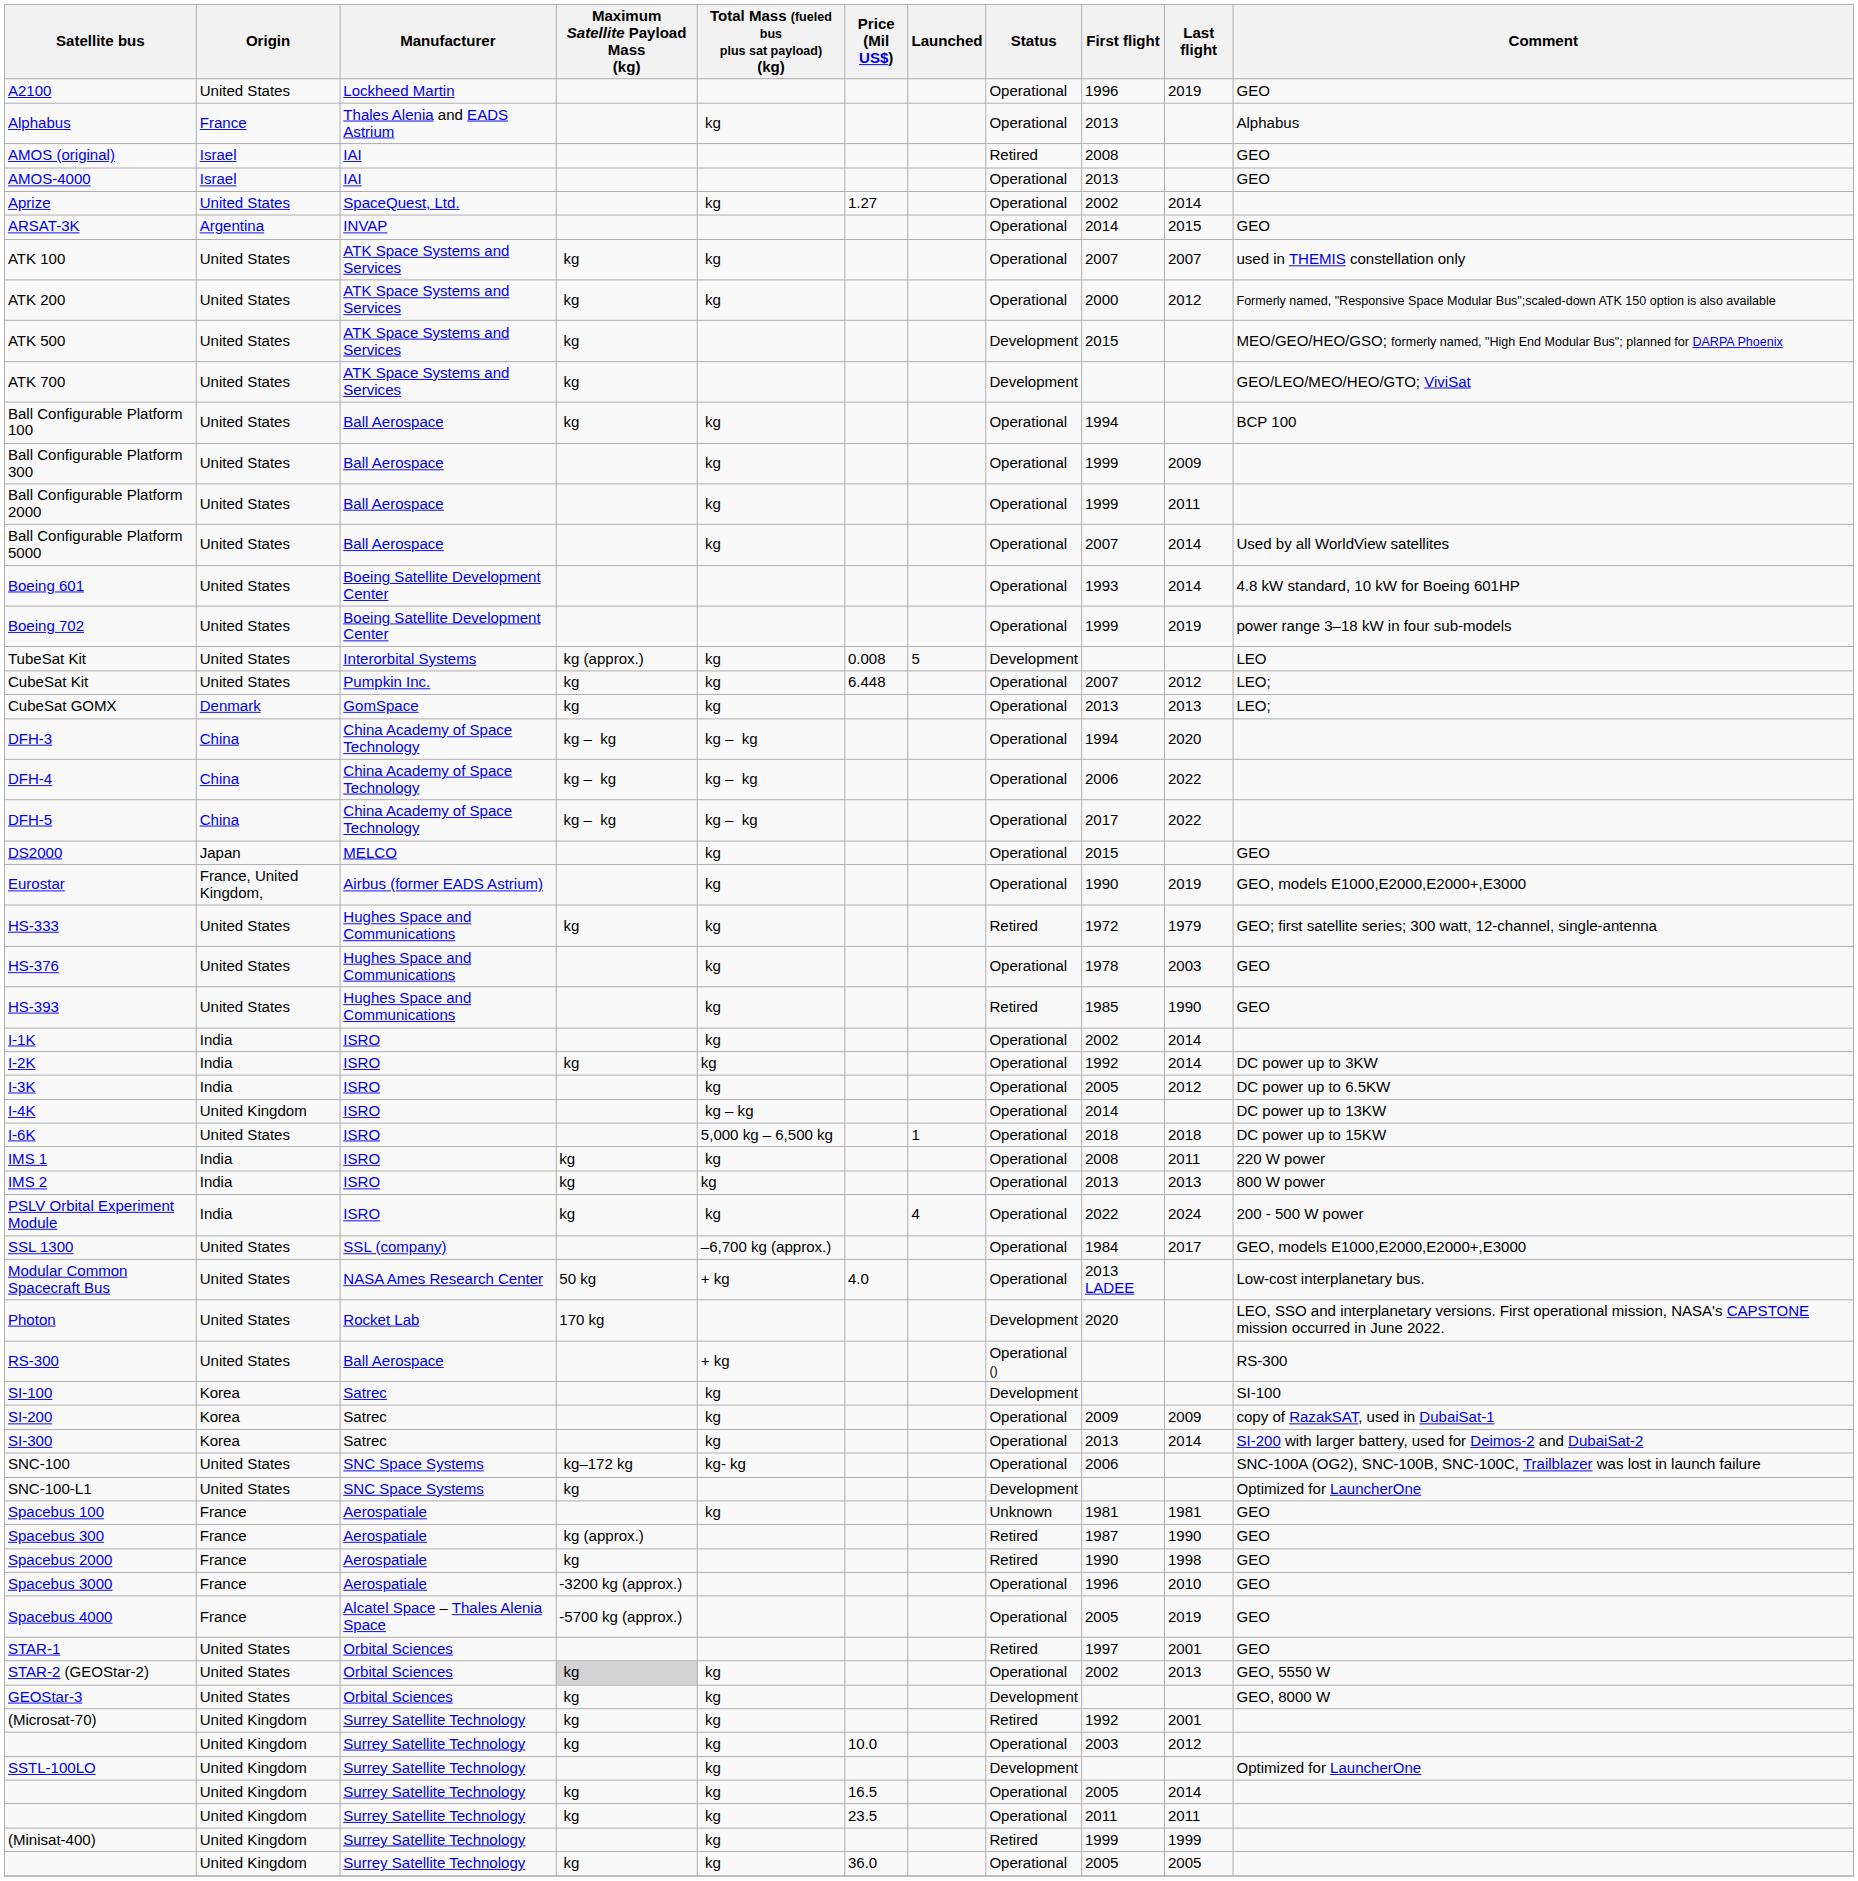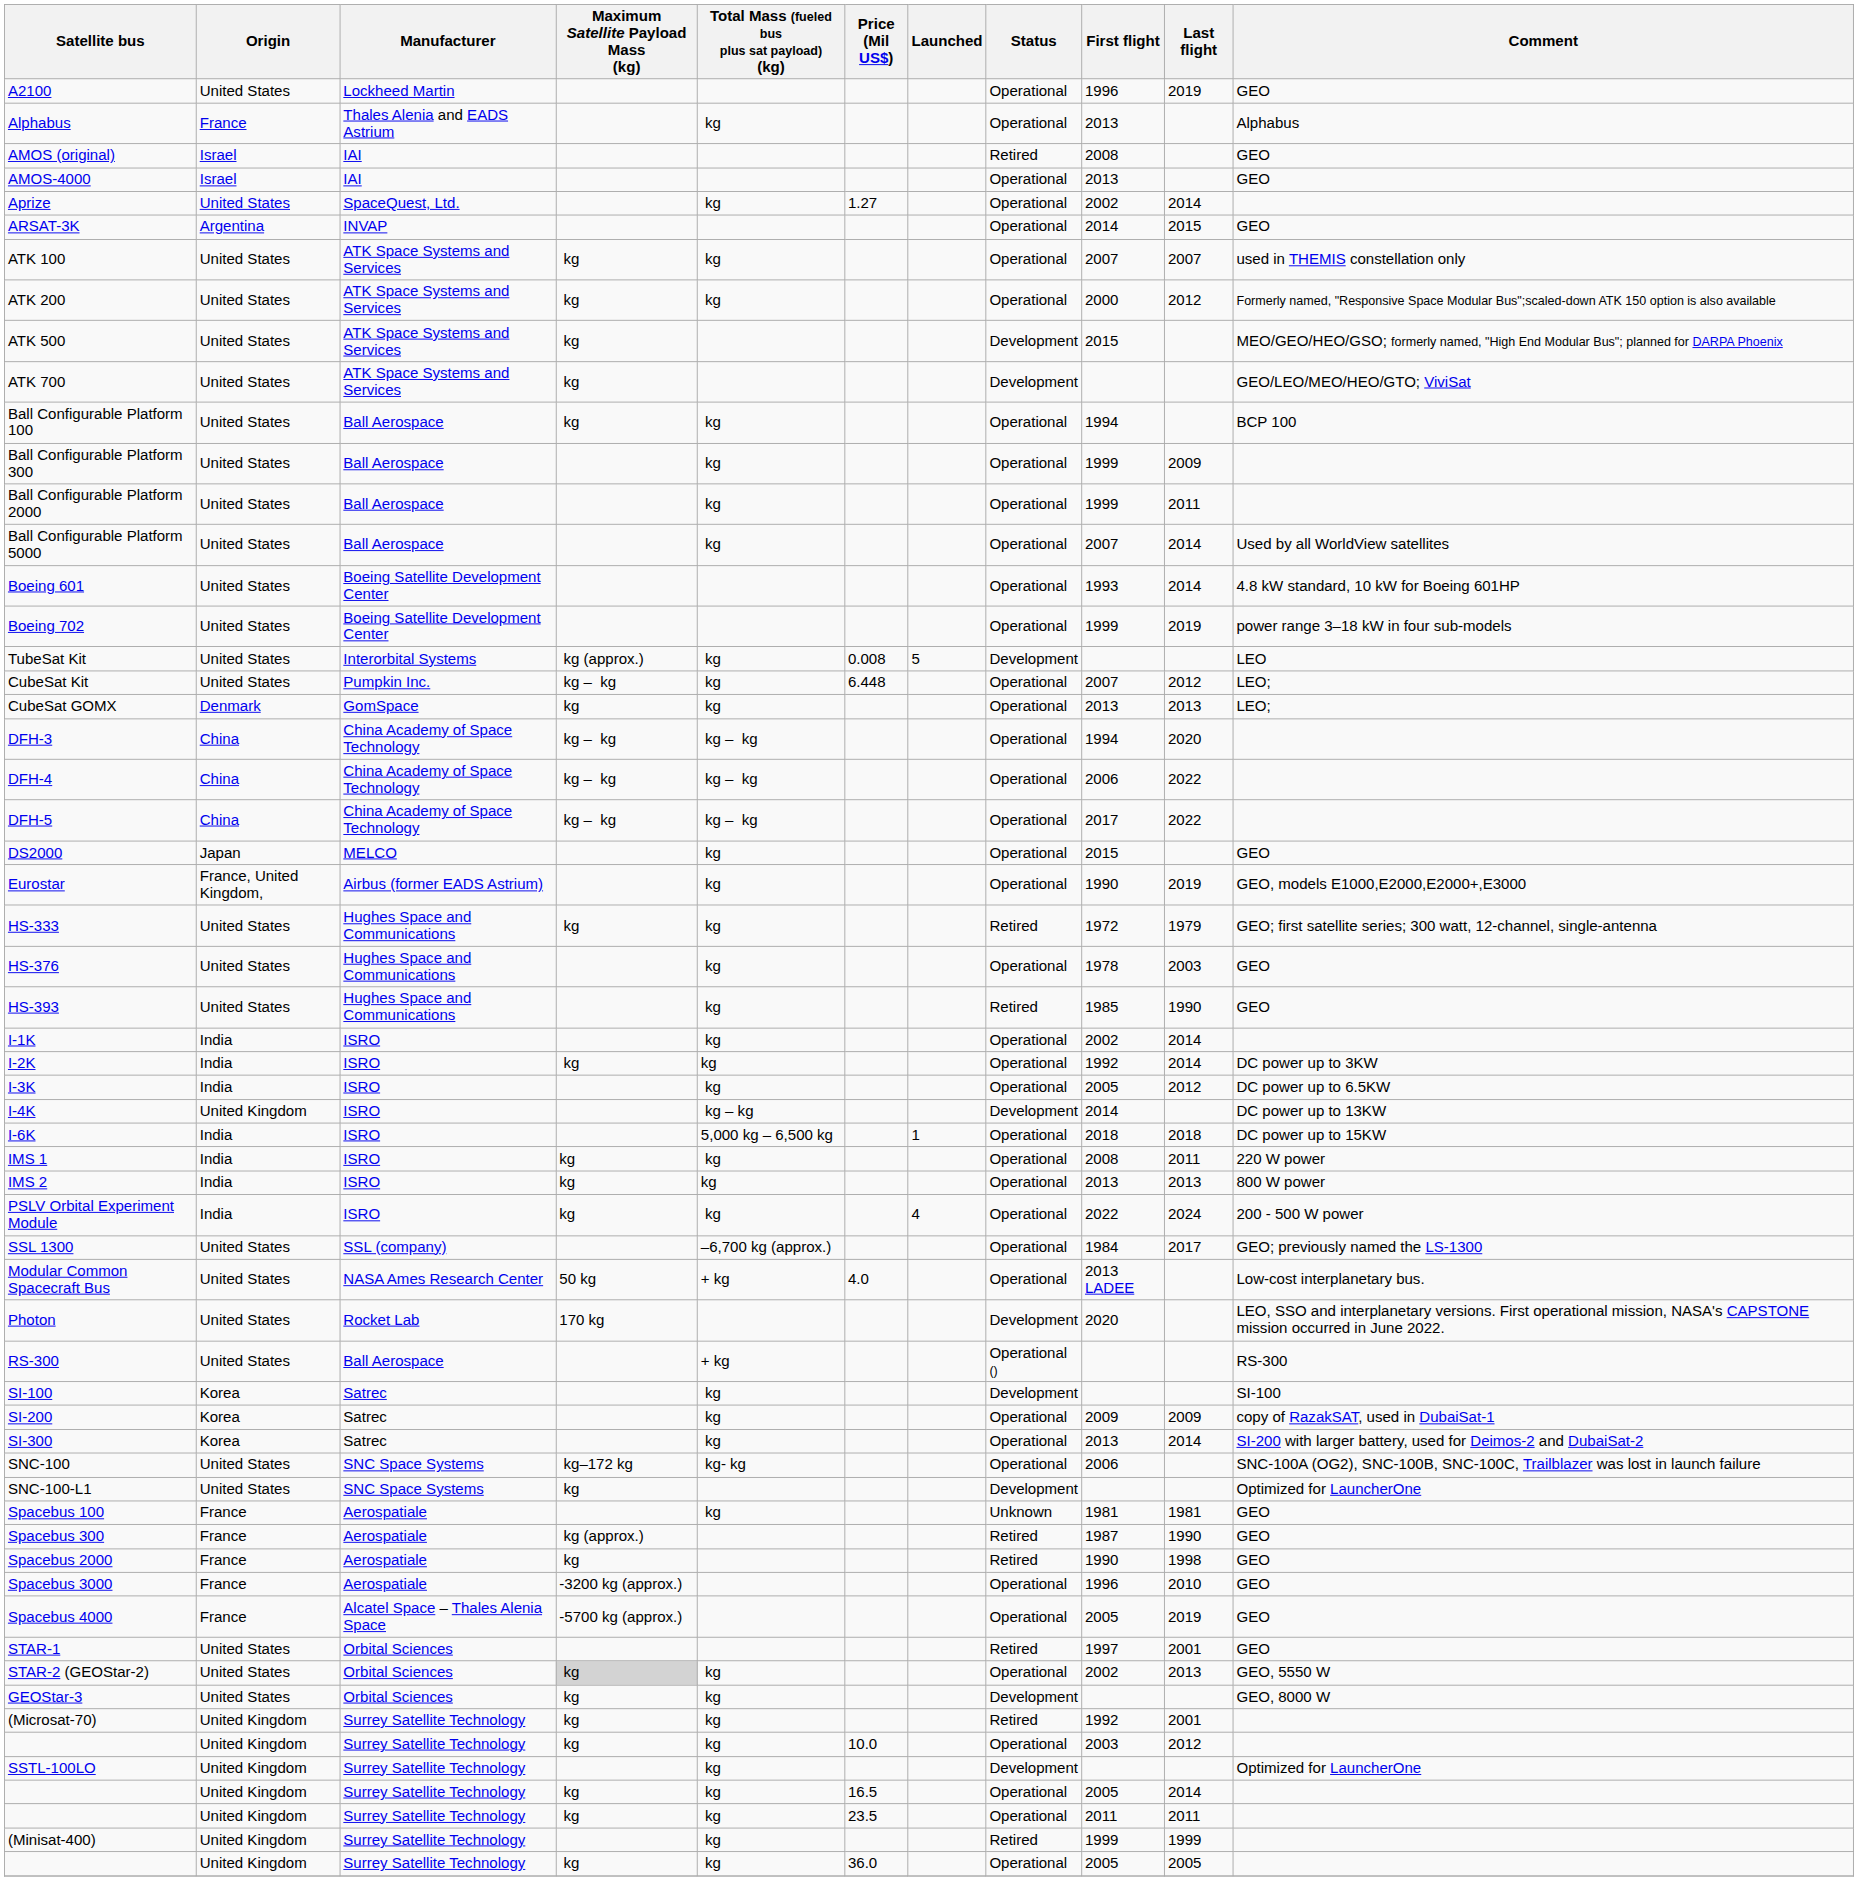(569, 682) kg -> (588, 682) kg – kg
(1028, 1111) Operational -> (1034, 1111) Development
(245, 1135) United States -> (216, 1135) India
(1381, 1247) GEO, models E1000,E2000,E2000+,E3000 -> (1359, 1247) GEO; previously named the LS-1300
